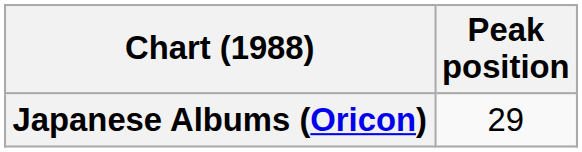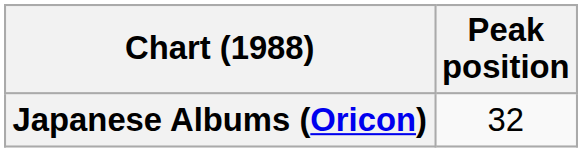(506, 119) 29 -> (506, 119) 32
